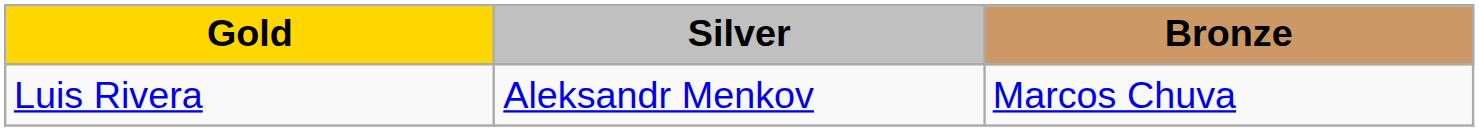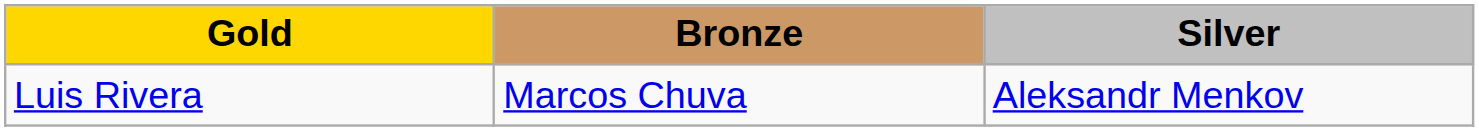columns swapped: (739, 34) <-> (1229, 34)
